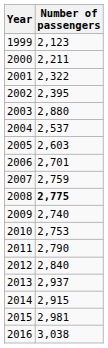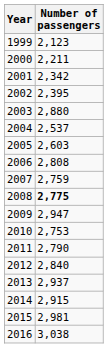(53, 77) 2,322 -> (53, 77) 2,342
(53, 162) 2,701 -> (53, 162) 2,808
(53, 214) 2,740 -> (53, 214) 2,947
